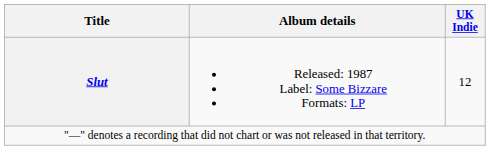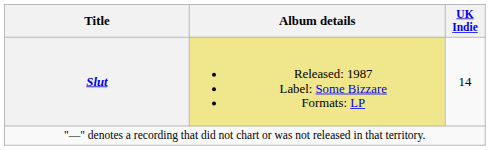(317, 89) no background -> (317, 89) khaki background
(465, 81) 12 -> (465, 81) 14
